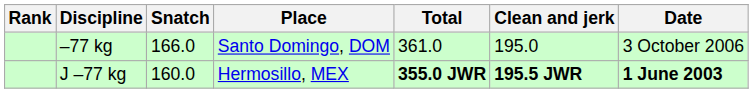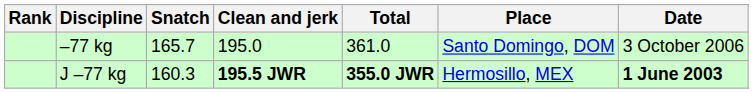columns swapped: (554, 18) <-> (304, 18)
(173, 46) 166.0 -> (173, 46) 165.7
(173, 74) 160.0 -> (173, 74) 160.3
